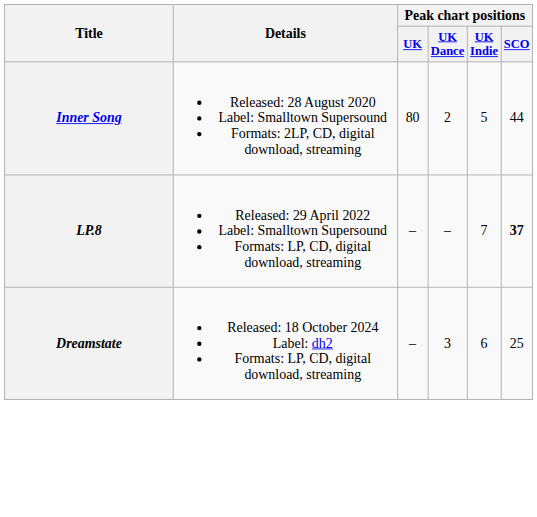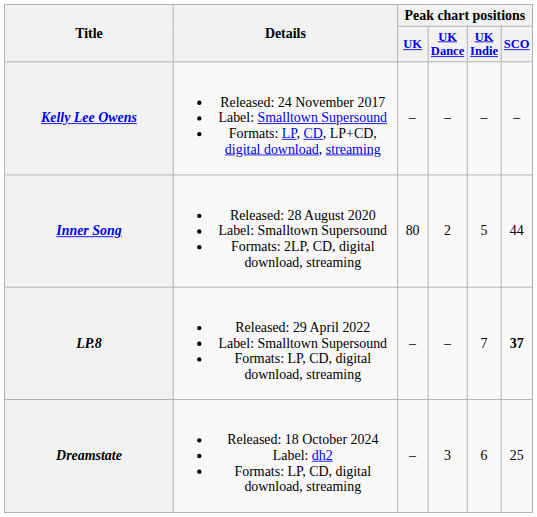+ row: (89, 118)
